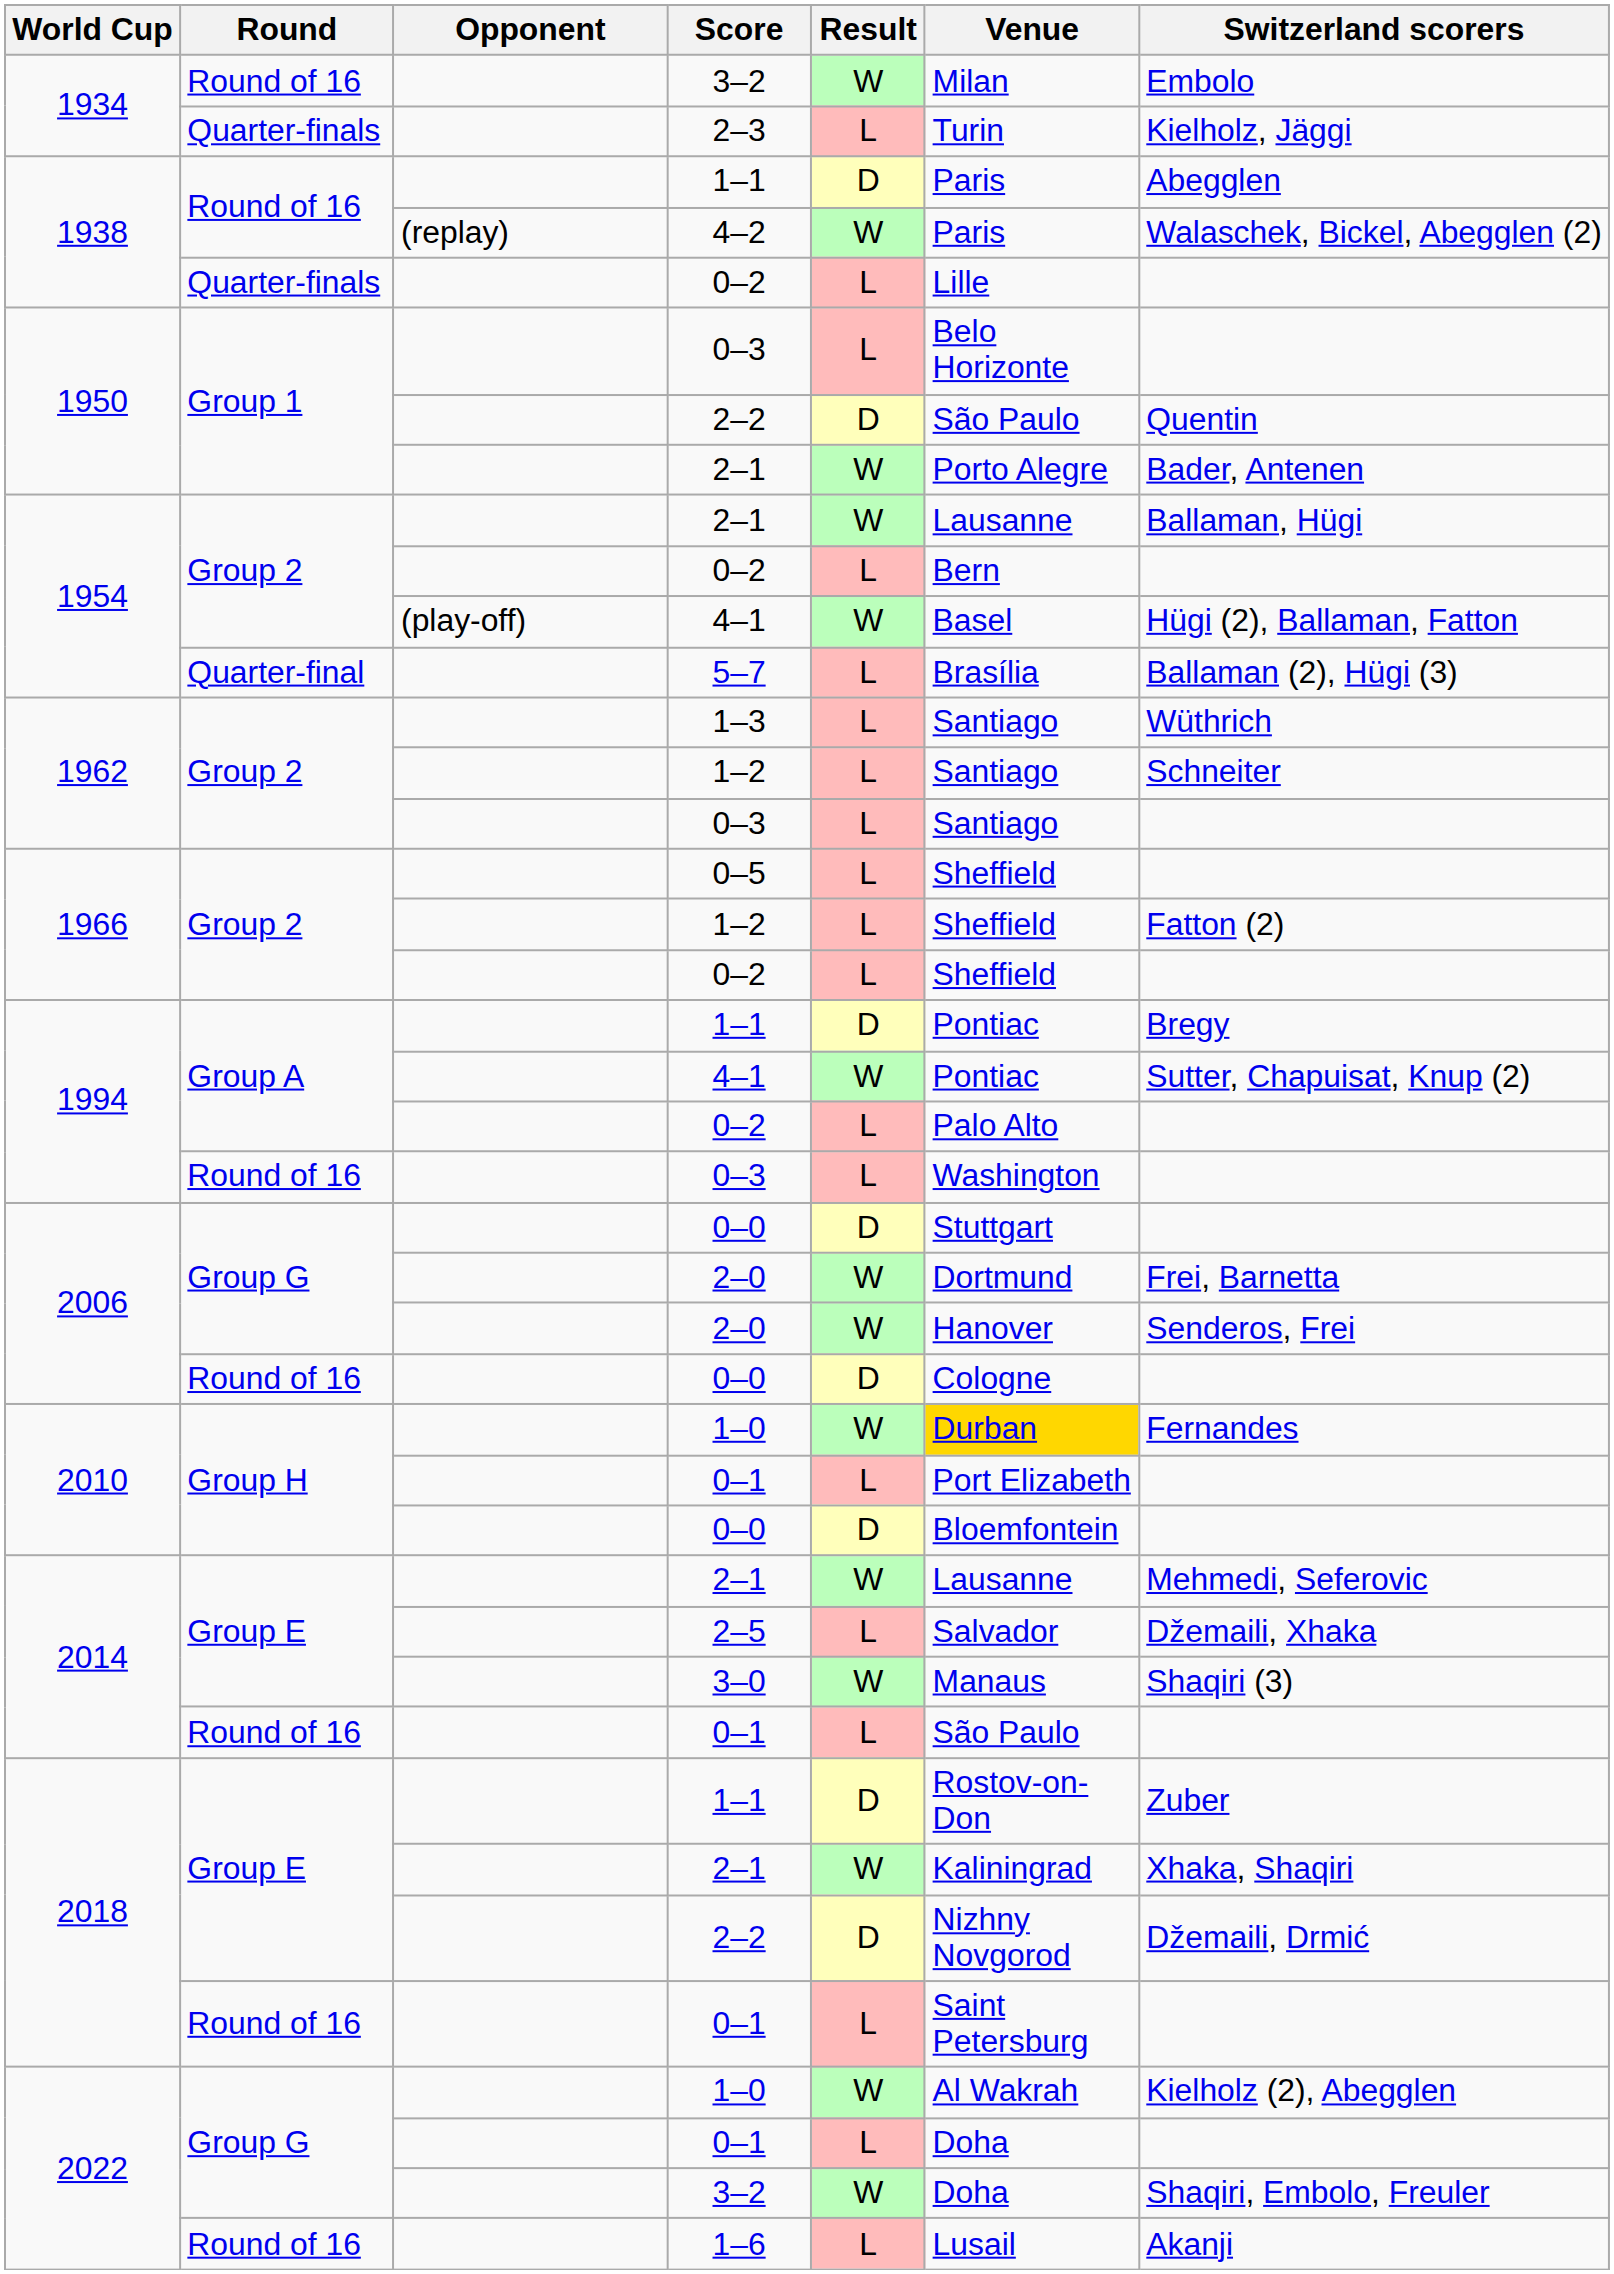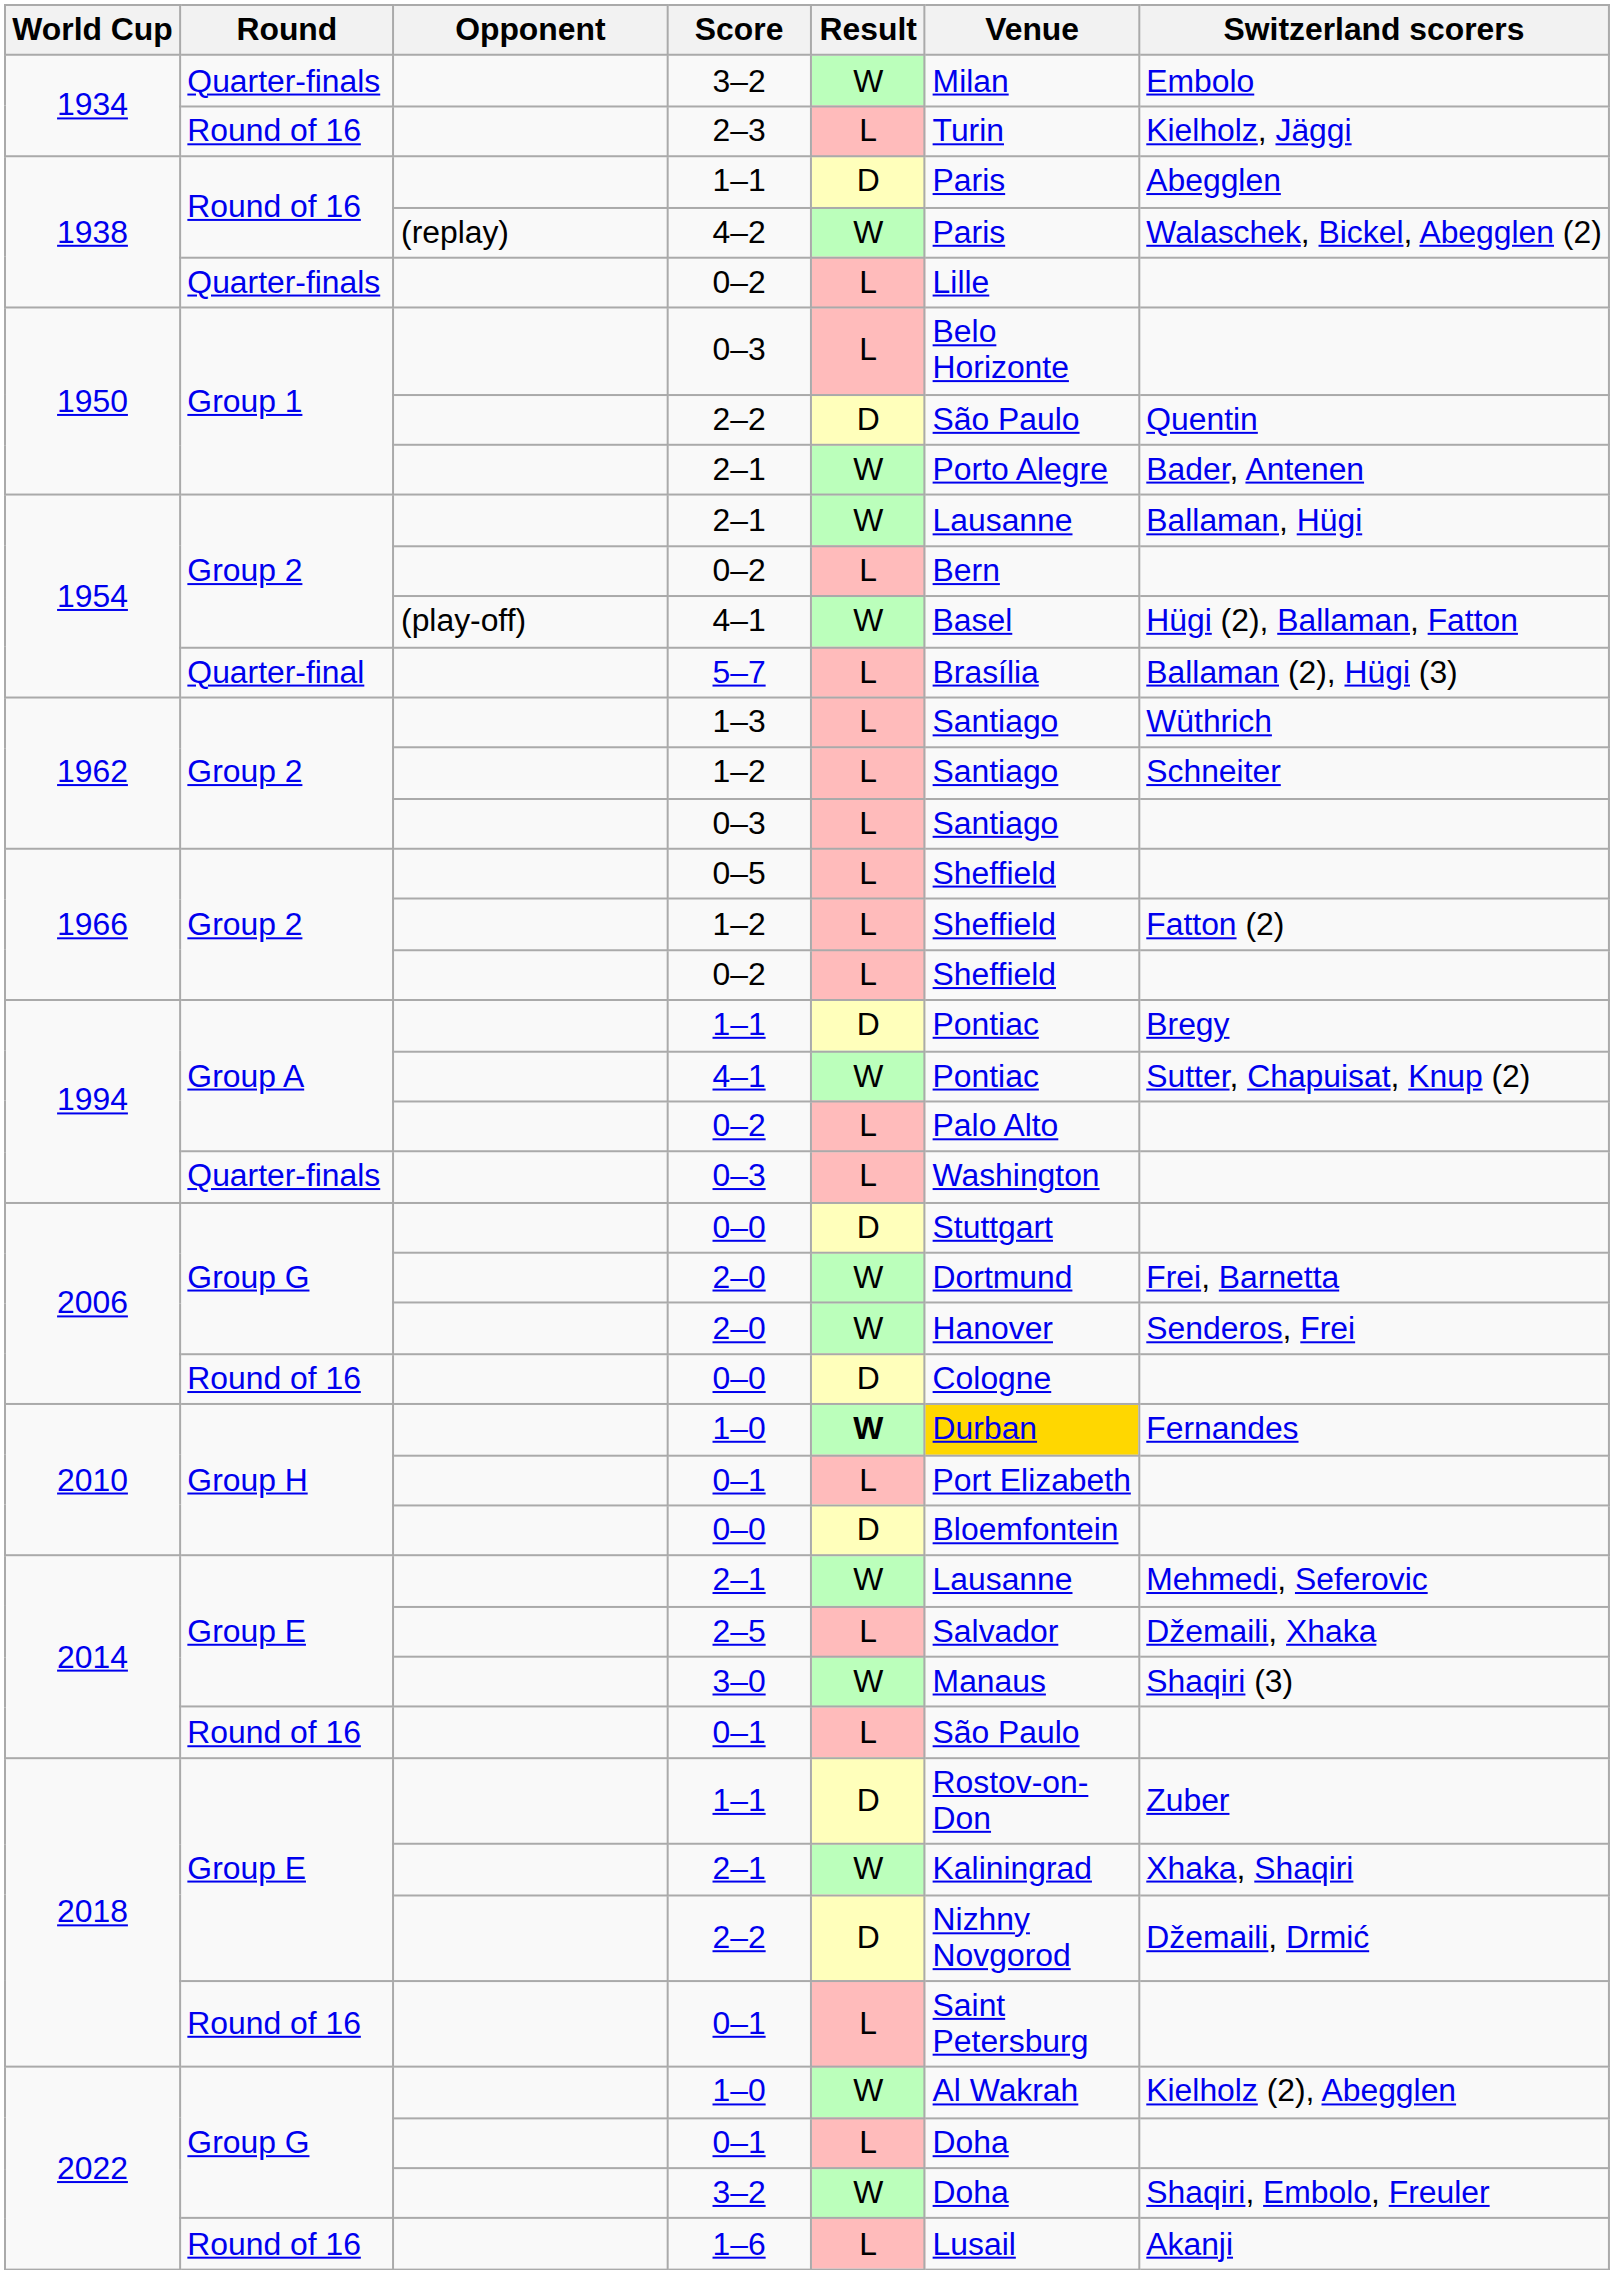(274, 80) Round of 16 -> (284, 80) Quarter-finals
(284, 130) Quarter-finals -> (274, 130) Round of 16
(274, 1176) Round of 16 -> (284, 1176) Quarter-finals
(868, 1428) normal -> (868, 1428) bold
